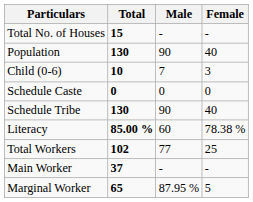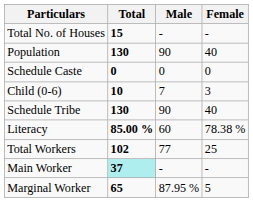rows swapped: (34, 71) <-> (44, 91)
(117, 168) no background -> (117, 168) paleturquoise background
